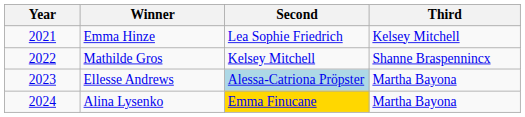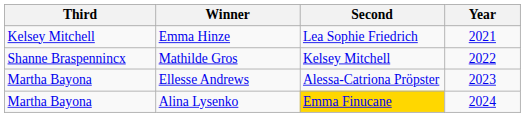columns swapped: (42, 15) <-> (445, 15)
(296, 79) lightblue background -> (371, 79) no background
